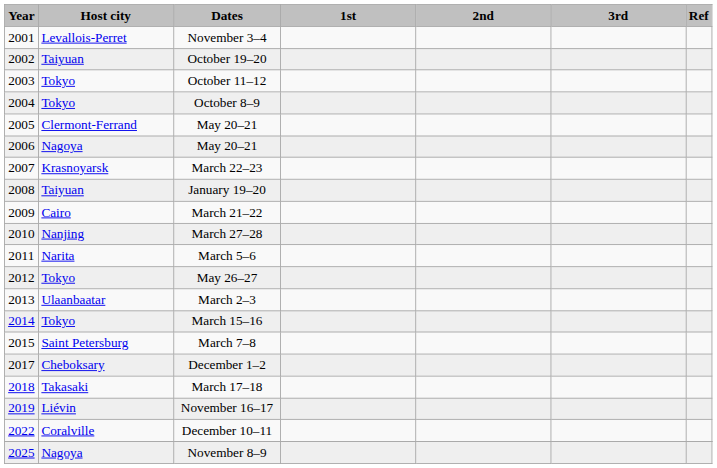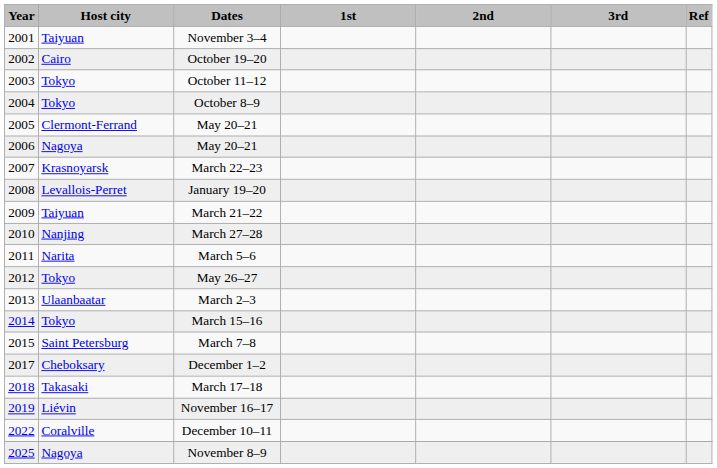(84, 37) Levallois-Perret -> (63, 37) Taiyuan
(63, 59) Taiyuan -> (56, 59) Cairo
(63, 190) Taiyuan -> (84, 190) Levallois-Perret
(56, 212) Cairo -> (63, 212) Taiyuan
